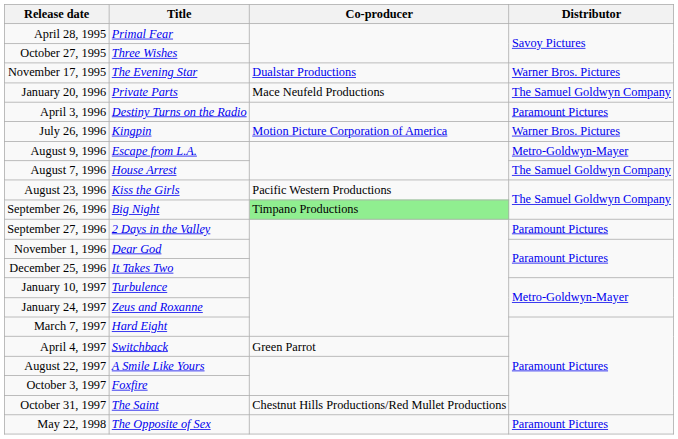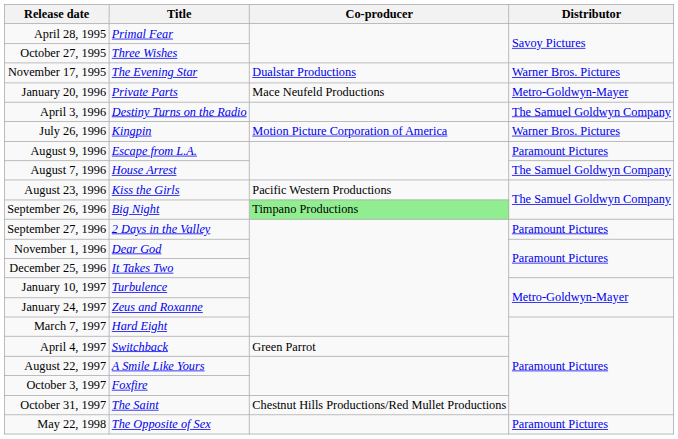(591, 92) The Samuel Goldwyn Company -> (570, 92) Metro-Goldwyn-Mayer
(560, 111) Paramount Pictures -> (591, 111) The Samuel Goldwyn Company
(570, 151) Metro-Goldwyn-Mayer -> (560, 151) Paramount Pictures
